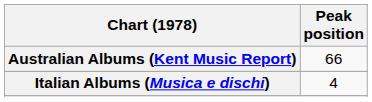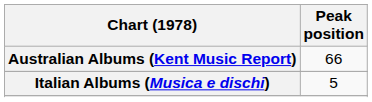(334, 83) 4 -> (334, 83) 5
